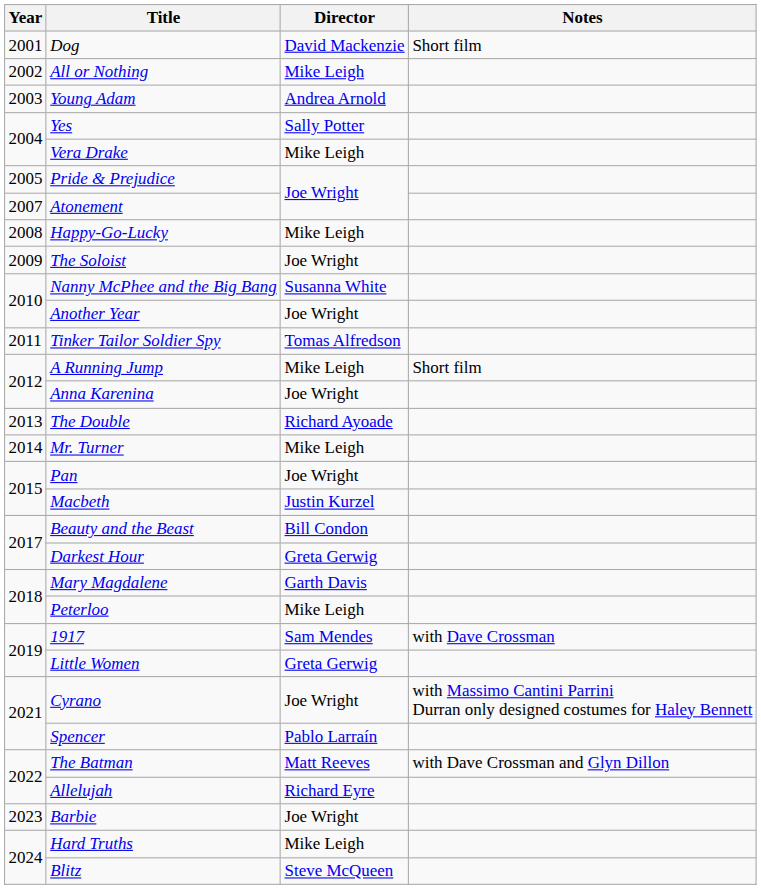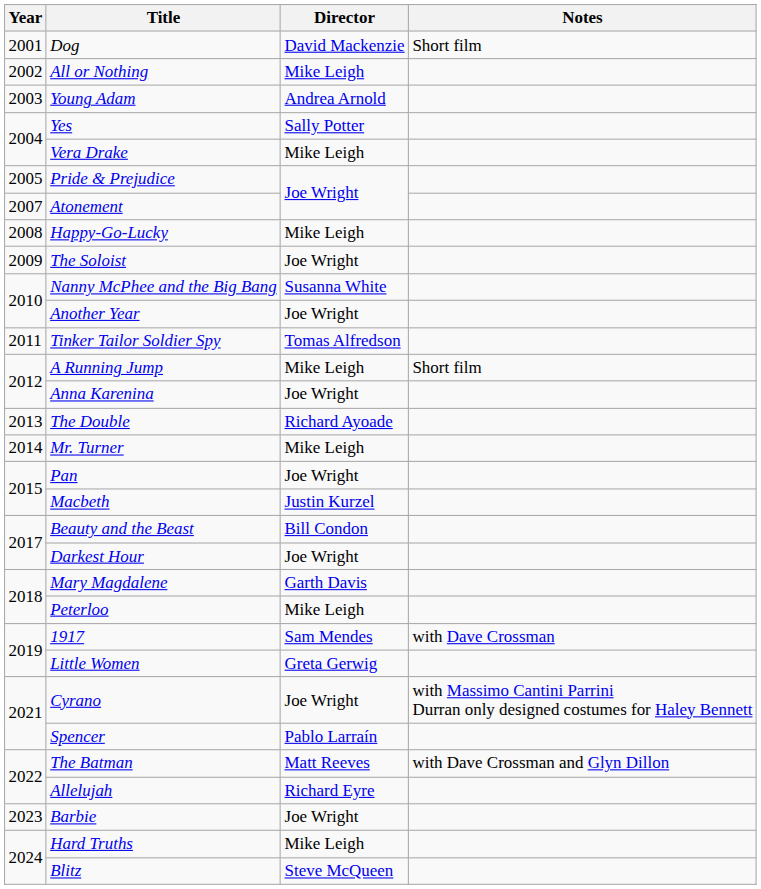(331, 555) Greta Gerwig -> (321, 555) Joe Wright
